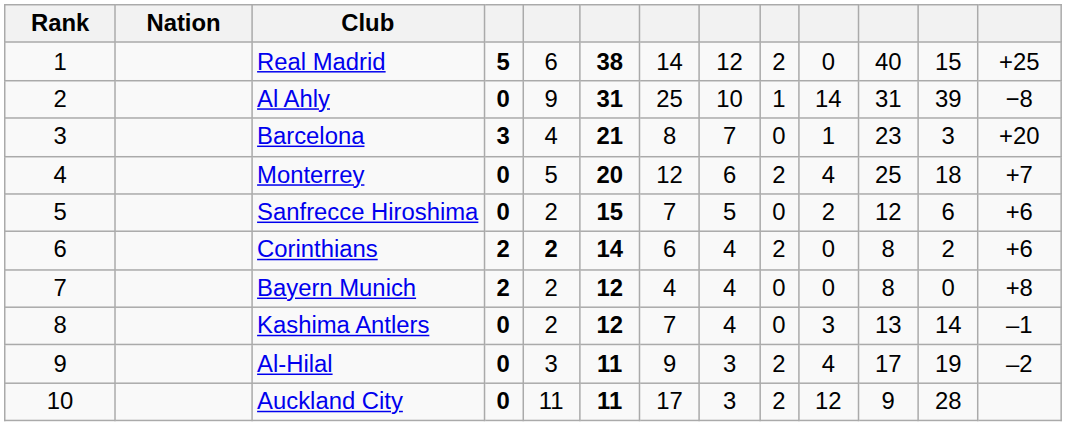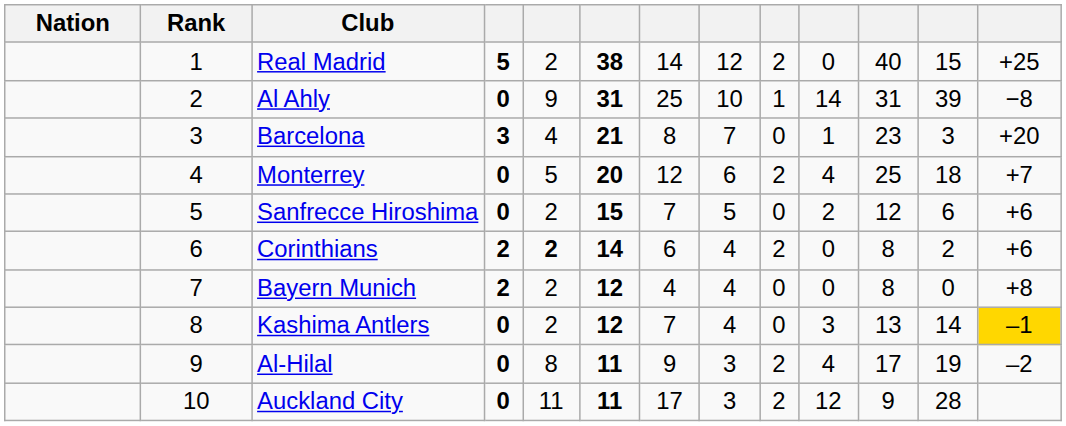columns swapped: (60, 23) <-> (184, 23)
(551, 61) 6 -> (551, 61) 2
(1019, 325) no background -> (1019, 325) gold background
(551, 363) 3 -> (551, 363) 8
